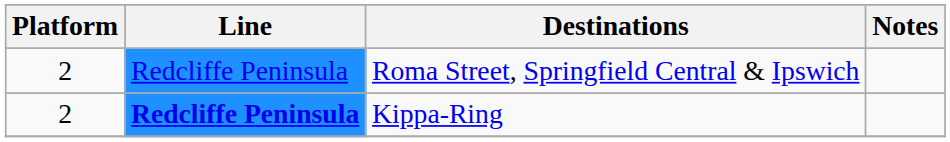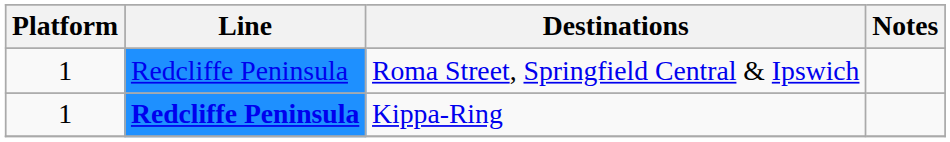(65, 70) 2 -> (65, 70) 1
(65, 114) 2 -> (65, 114) 1
